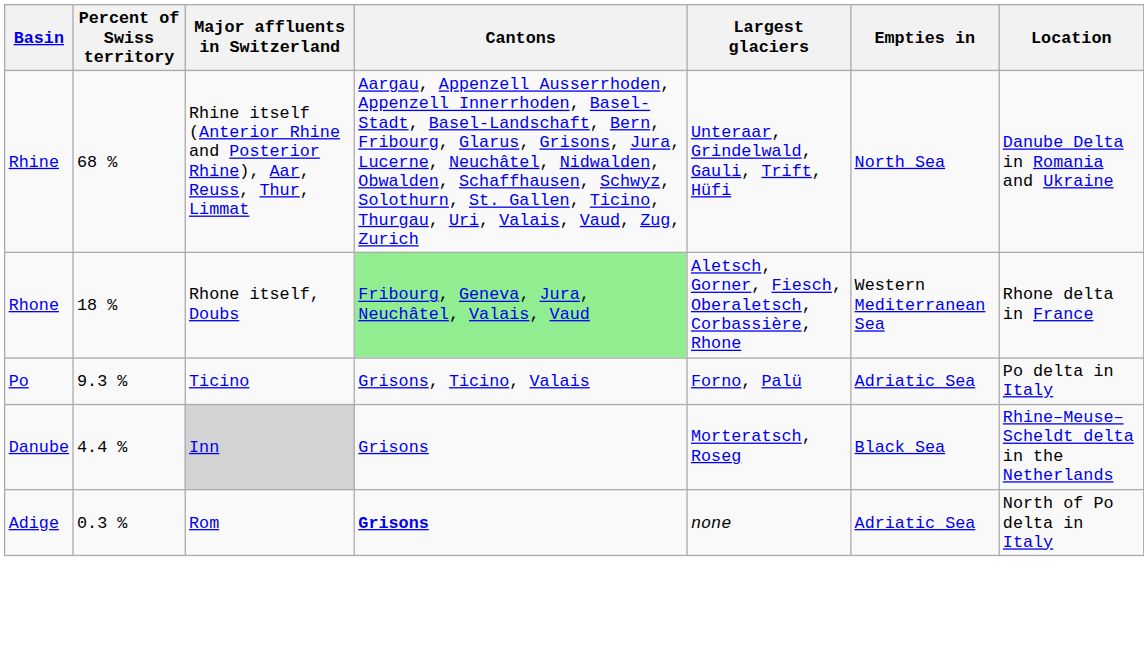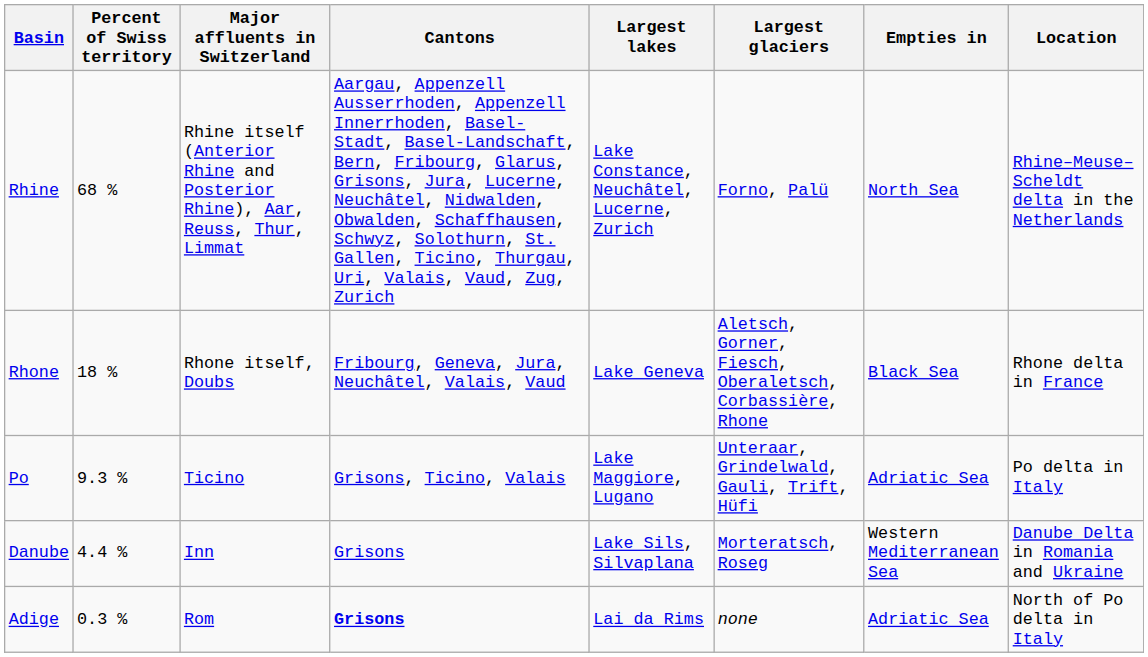+ column: (651, 38)
(756, 162) Unteraar, Grindelwald, Gauli, Trift, Hüfi -> (773, 191) Forno, Palü
(1063, 162) Danube Delta in Romania and Ukraine -> (1073, 191) Rhine–Meuse–Scheldt delta in the Netherlands
(474, 305) lightgreen background -> (450, 373) no background
(920, 305) Western Mediterranean Sea -> (913, 373) Black Sea
(746, 381) Forno, Palü -> (783, 478) Unteraar, Grindelwald, Gauli, Trift, Hüfi
(204, 447) lightgrey background -> (199, 553) no background
(900, 447) Black Sea -> (933, 553) Western Mediterranean Sea
(1068, 447) Rhine–Meuse–Scheldt delta in the Netherlands -> (1073, 553) Danube Delta in Romania and Ukraine
